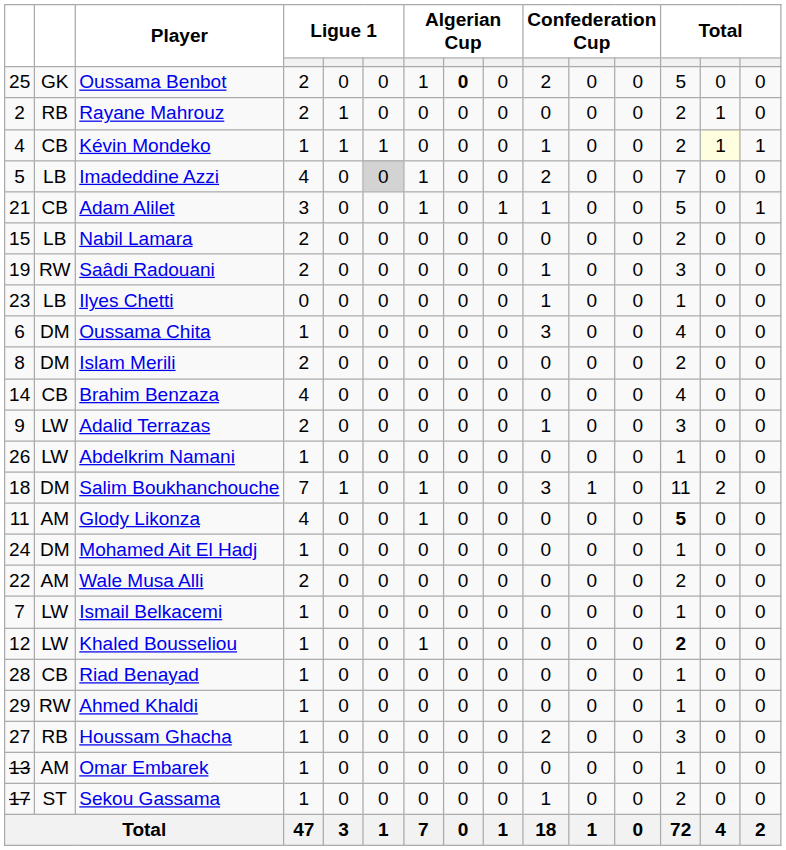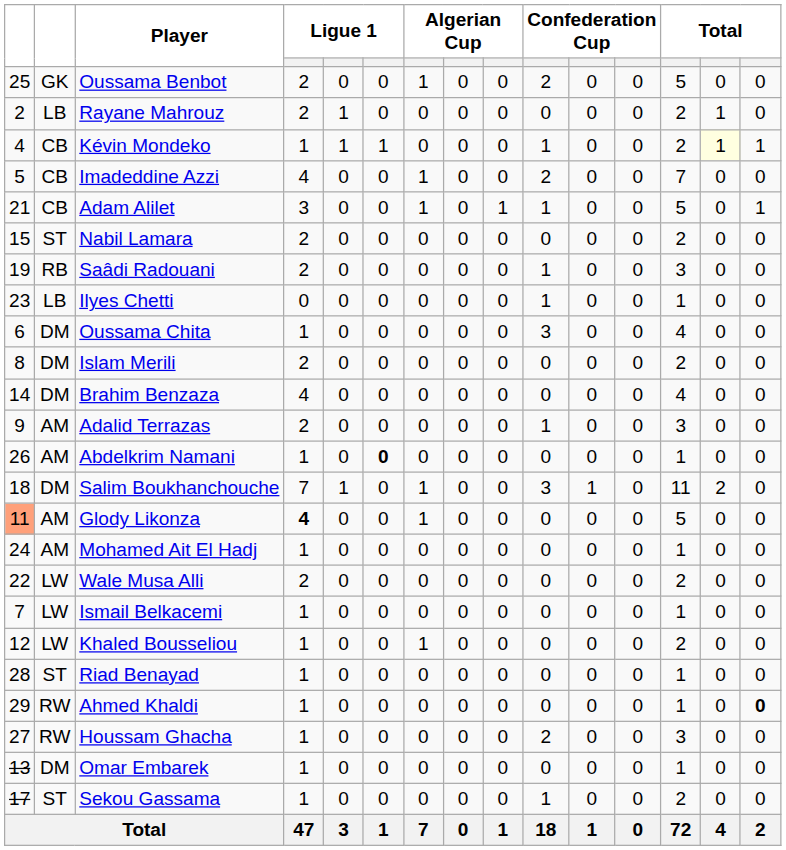(463, 82) bold -> (463, 82) normal
(55, 113) RB -> (55, 113) LB
(55, 176) LB -> (55, 176) CB
(383, 176) lightgrey background -> (383, 176) no background
(55, 238) LB -> (55, 238) ST
(55, 269) RW -> (55, 269) RB
(55, 394) CB -> (55, 394) DM
(55, 425) LW -> (55, 425) AM
(55, 456) LW -> (55, 456) AM
(383, 456) normal -> (383, 456) bold
(20, 518) no background -> (20, 518) lightsalmon background
(304, 518) normal -> (304, 518) bold
(681, 518) bold -> (681, 518) normal
(55, 550) DM -> (55, 550) AM
(55, 581) AM -> (55, 581) LW
(681, 643) bold -> (681, 643) normal
(55, 674) CB -> (55, 674) ST
(760, 705) normal -> (760, 705) bold
(55, 737) RB -> (55, 737) RW
(55, 768) AM -> (55, 768) DM
